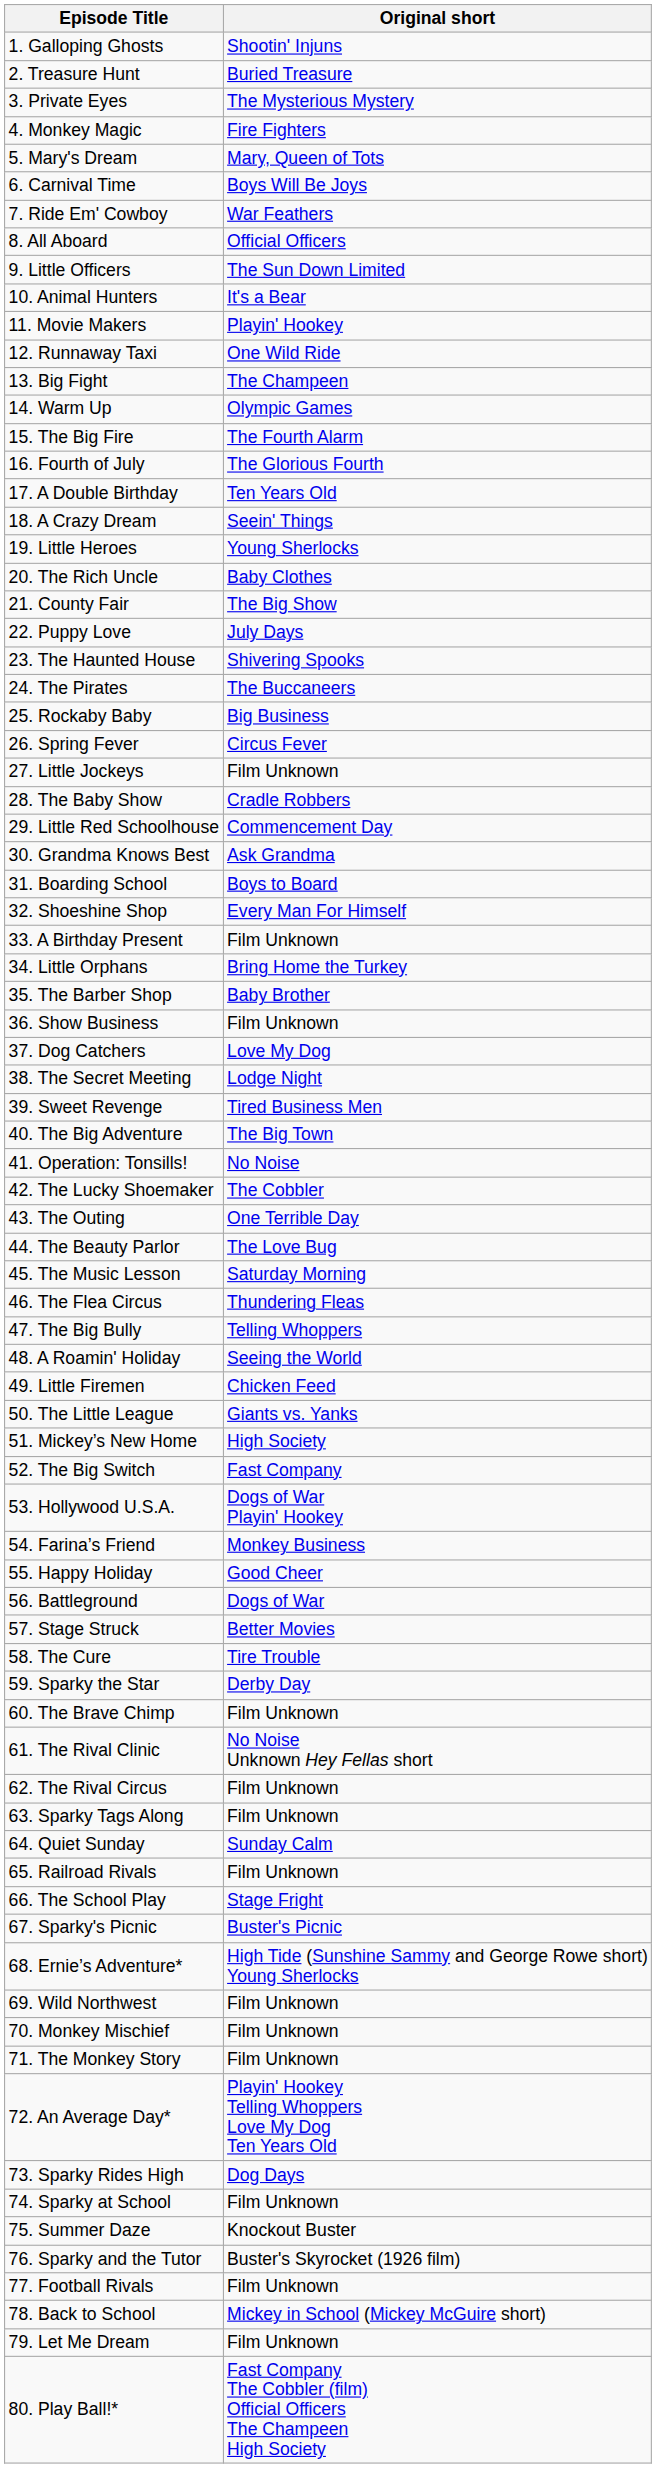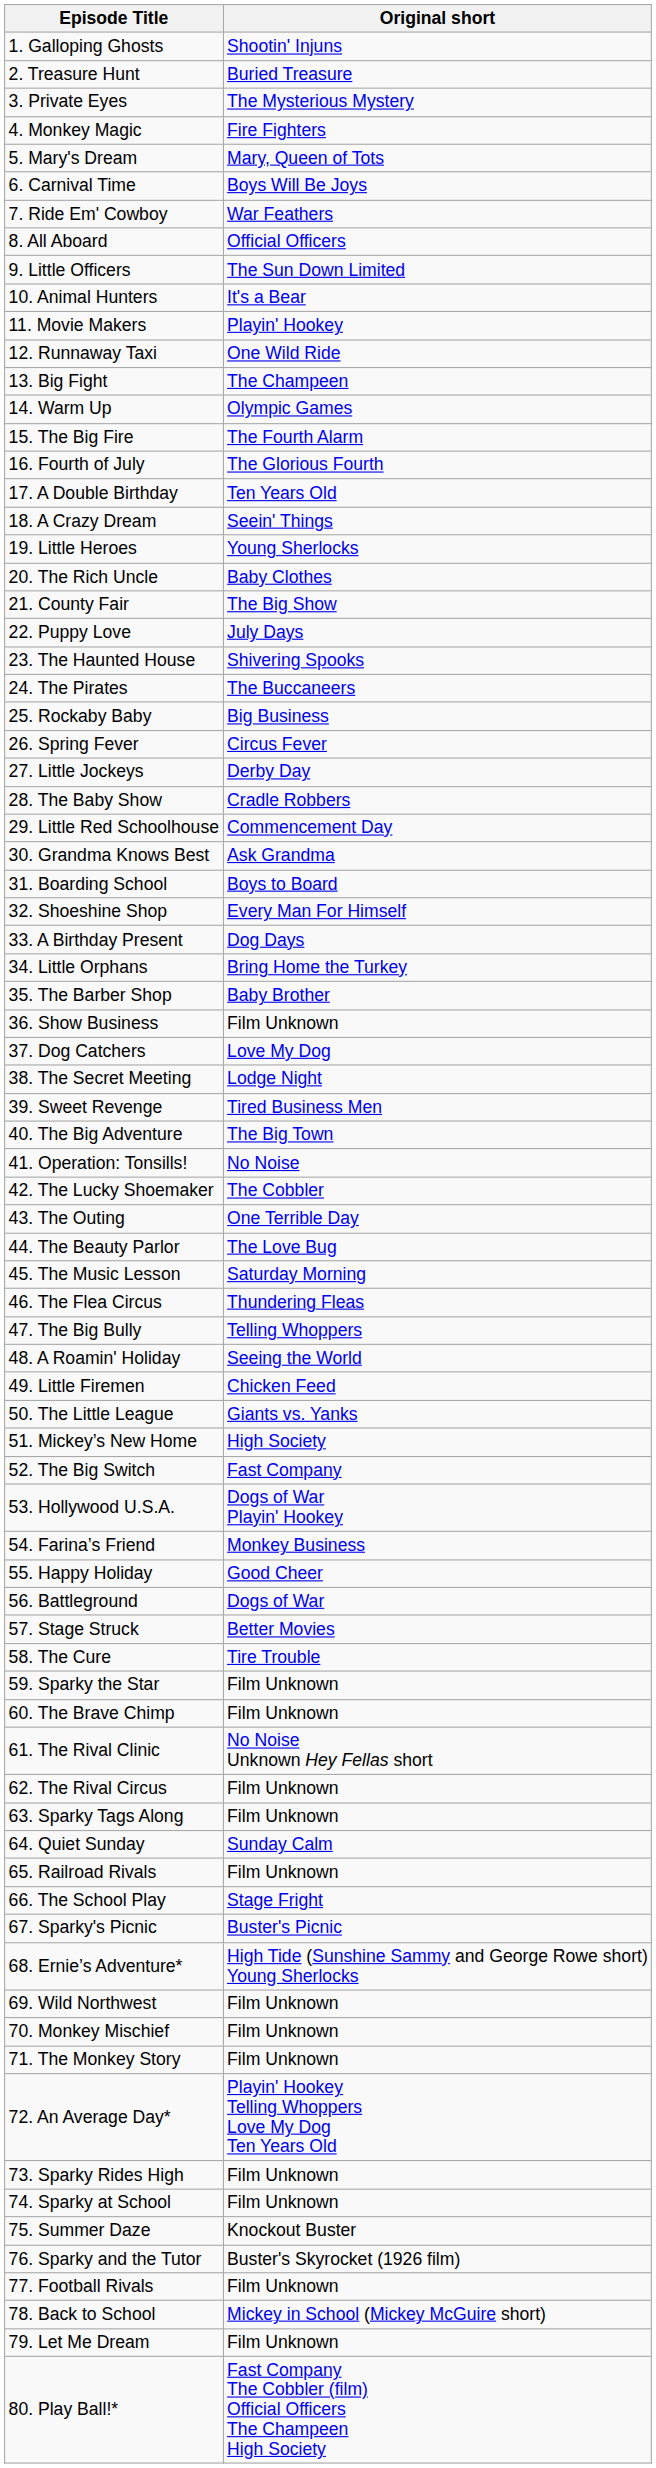(283, 772) Film Unknown -> (269, 772) Derby Day
(283, 939) Film Unknown -> (266, 939) Dog Days
(269, 1685) Derby Day -> (283, 1685) Film Unknown
(266, 2174) Dog Days -> (283, 2174) Film Unknown
